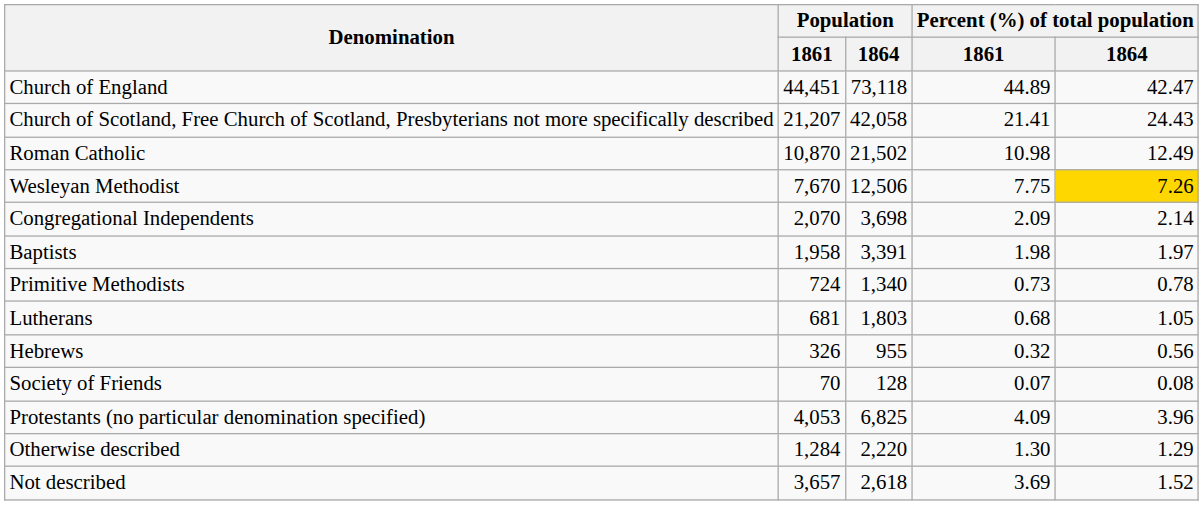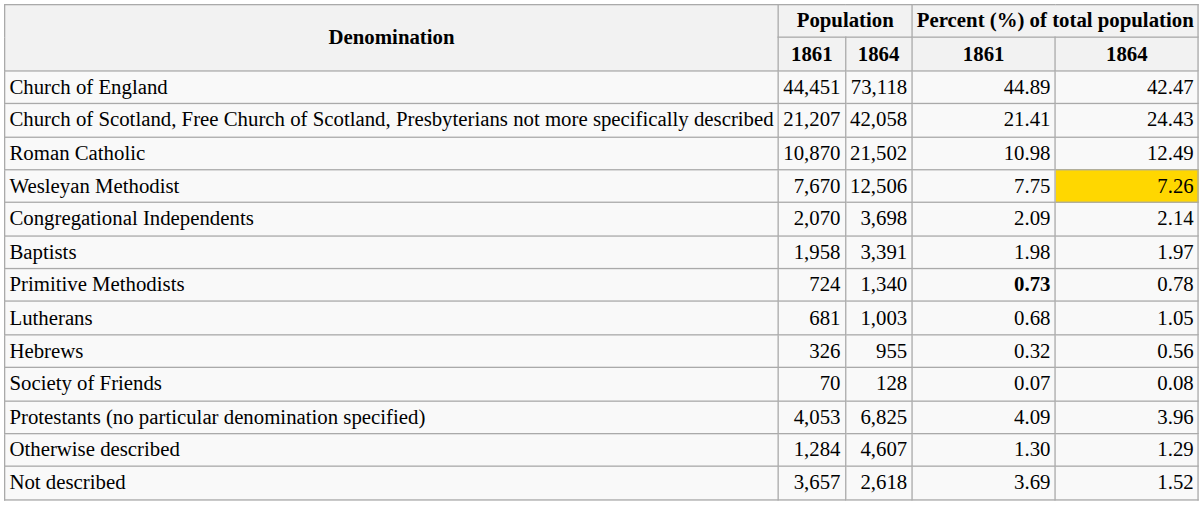(1032, 284) normal -> (1032, 284) bold
(884, 317) 1,803 -> (884, 317) 1,003
(884, 449) 2,220 -> (884, 449) 4,607
